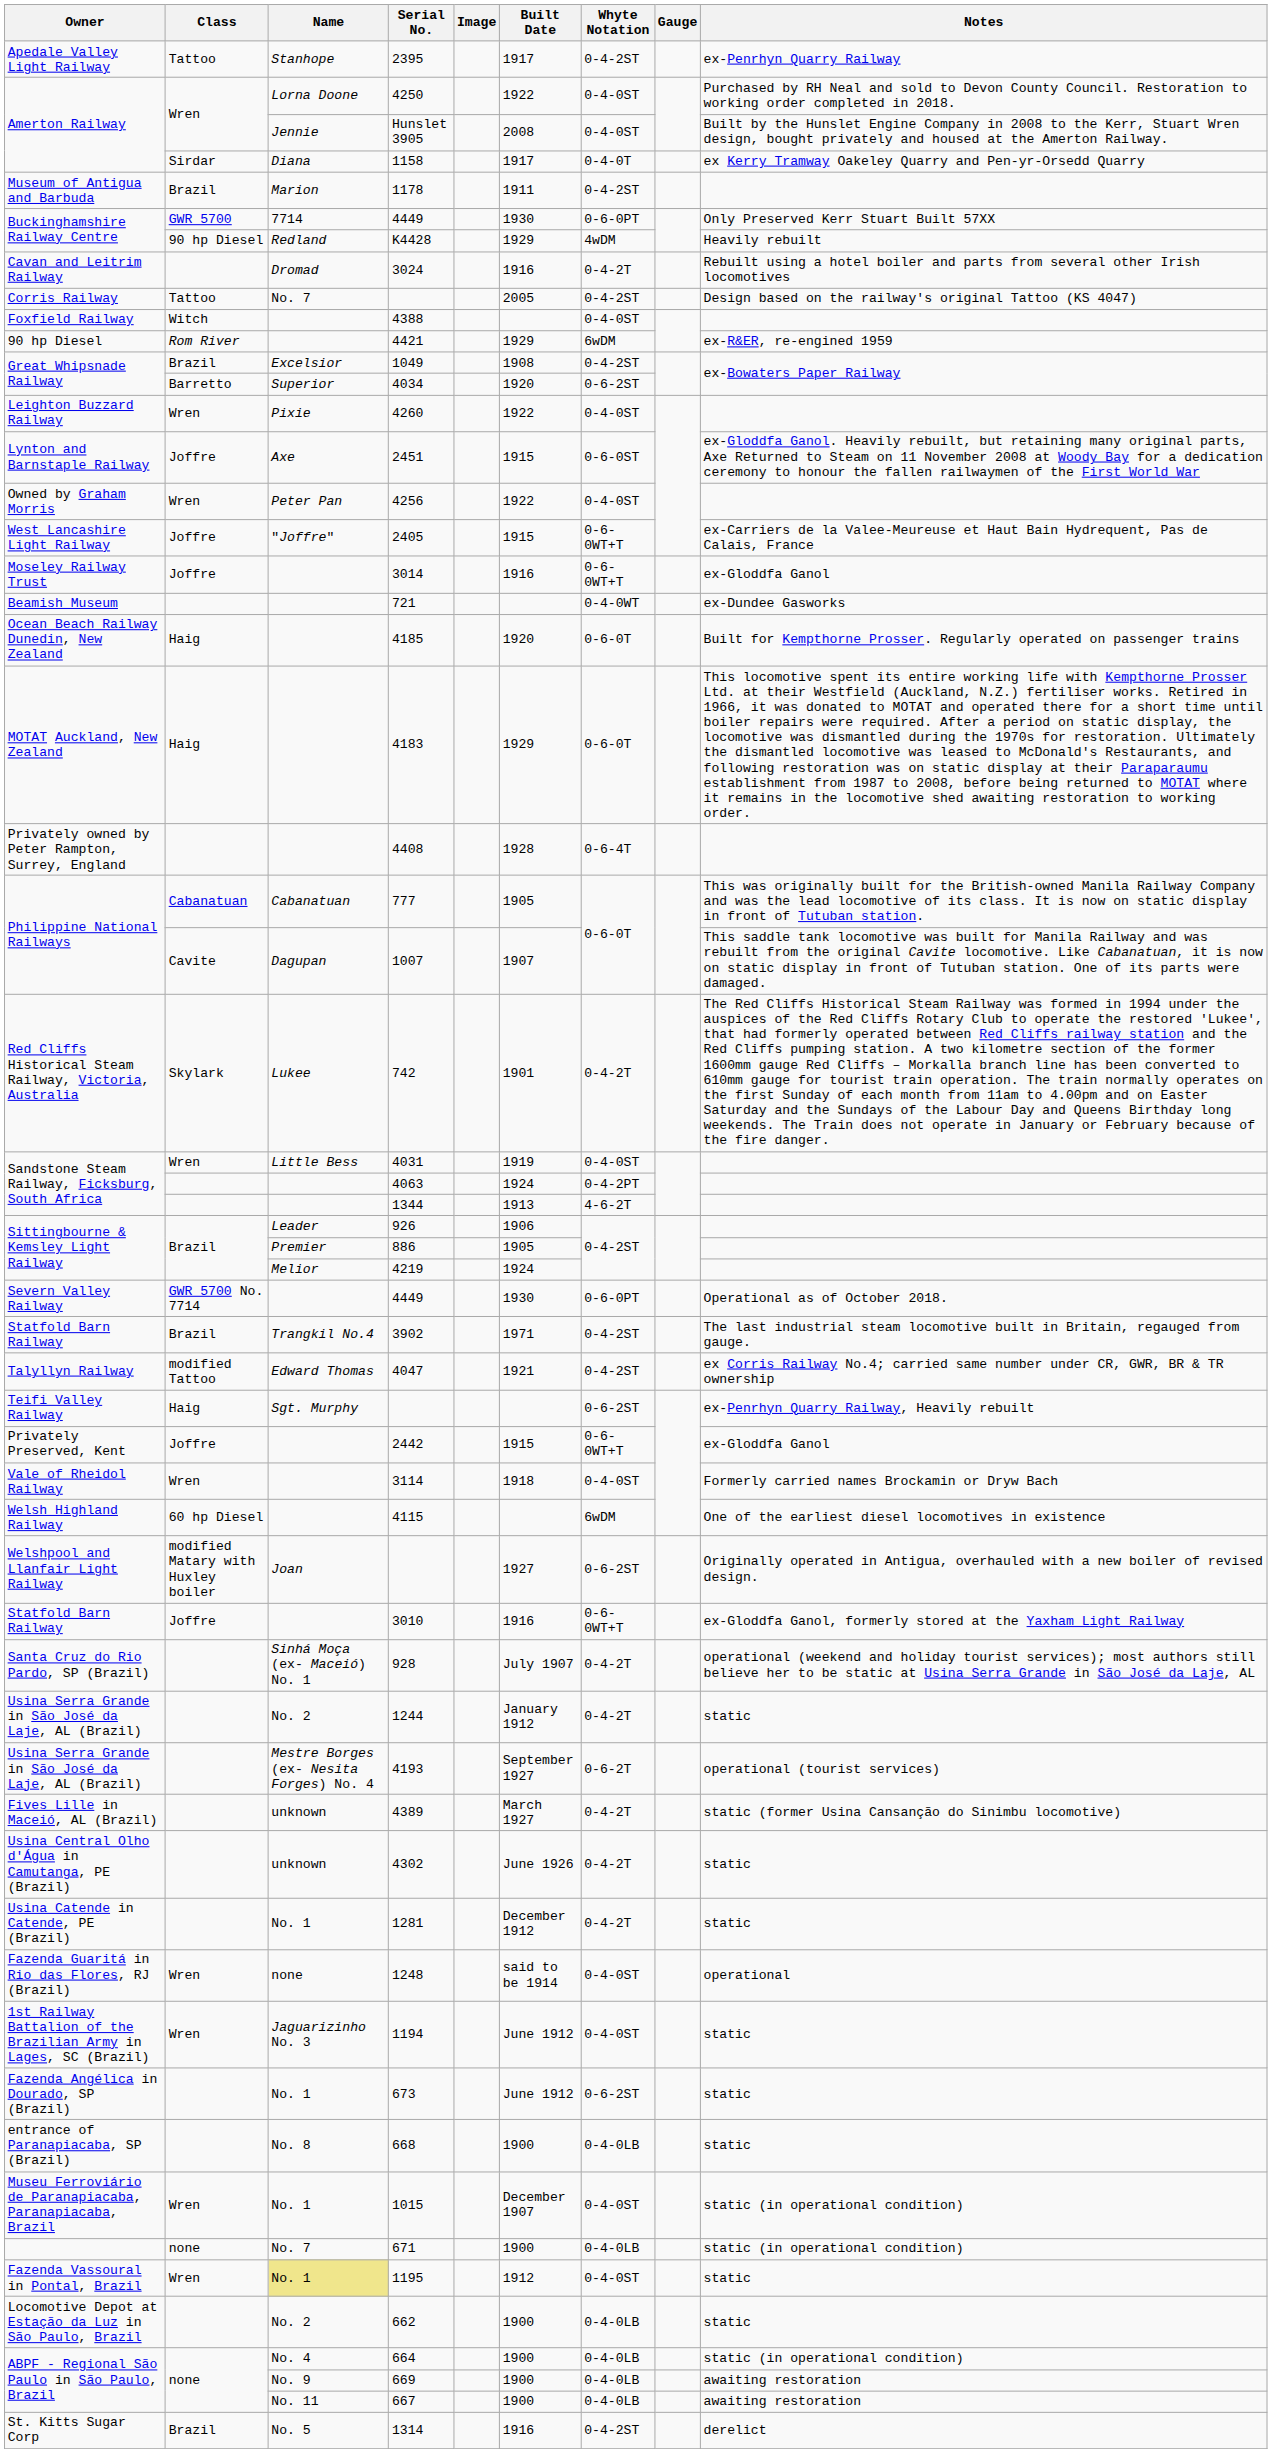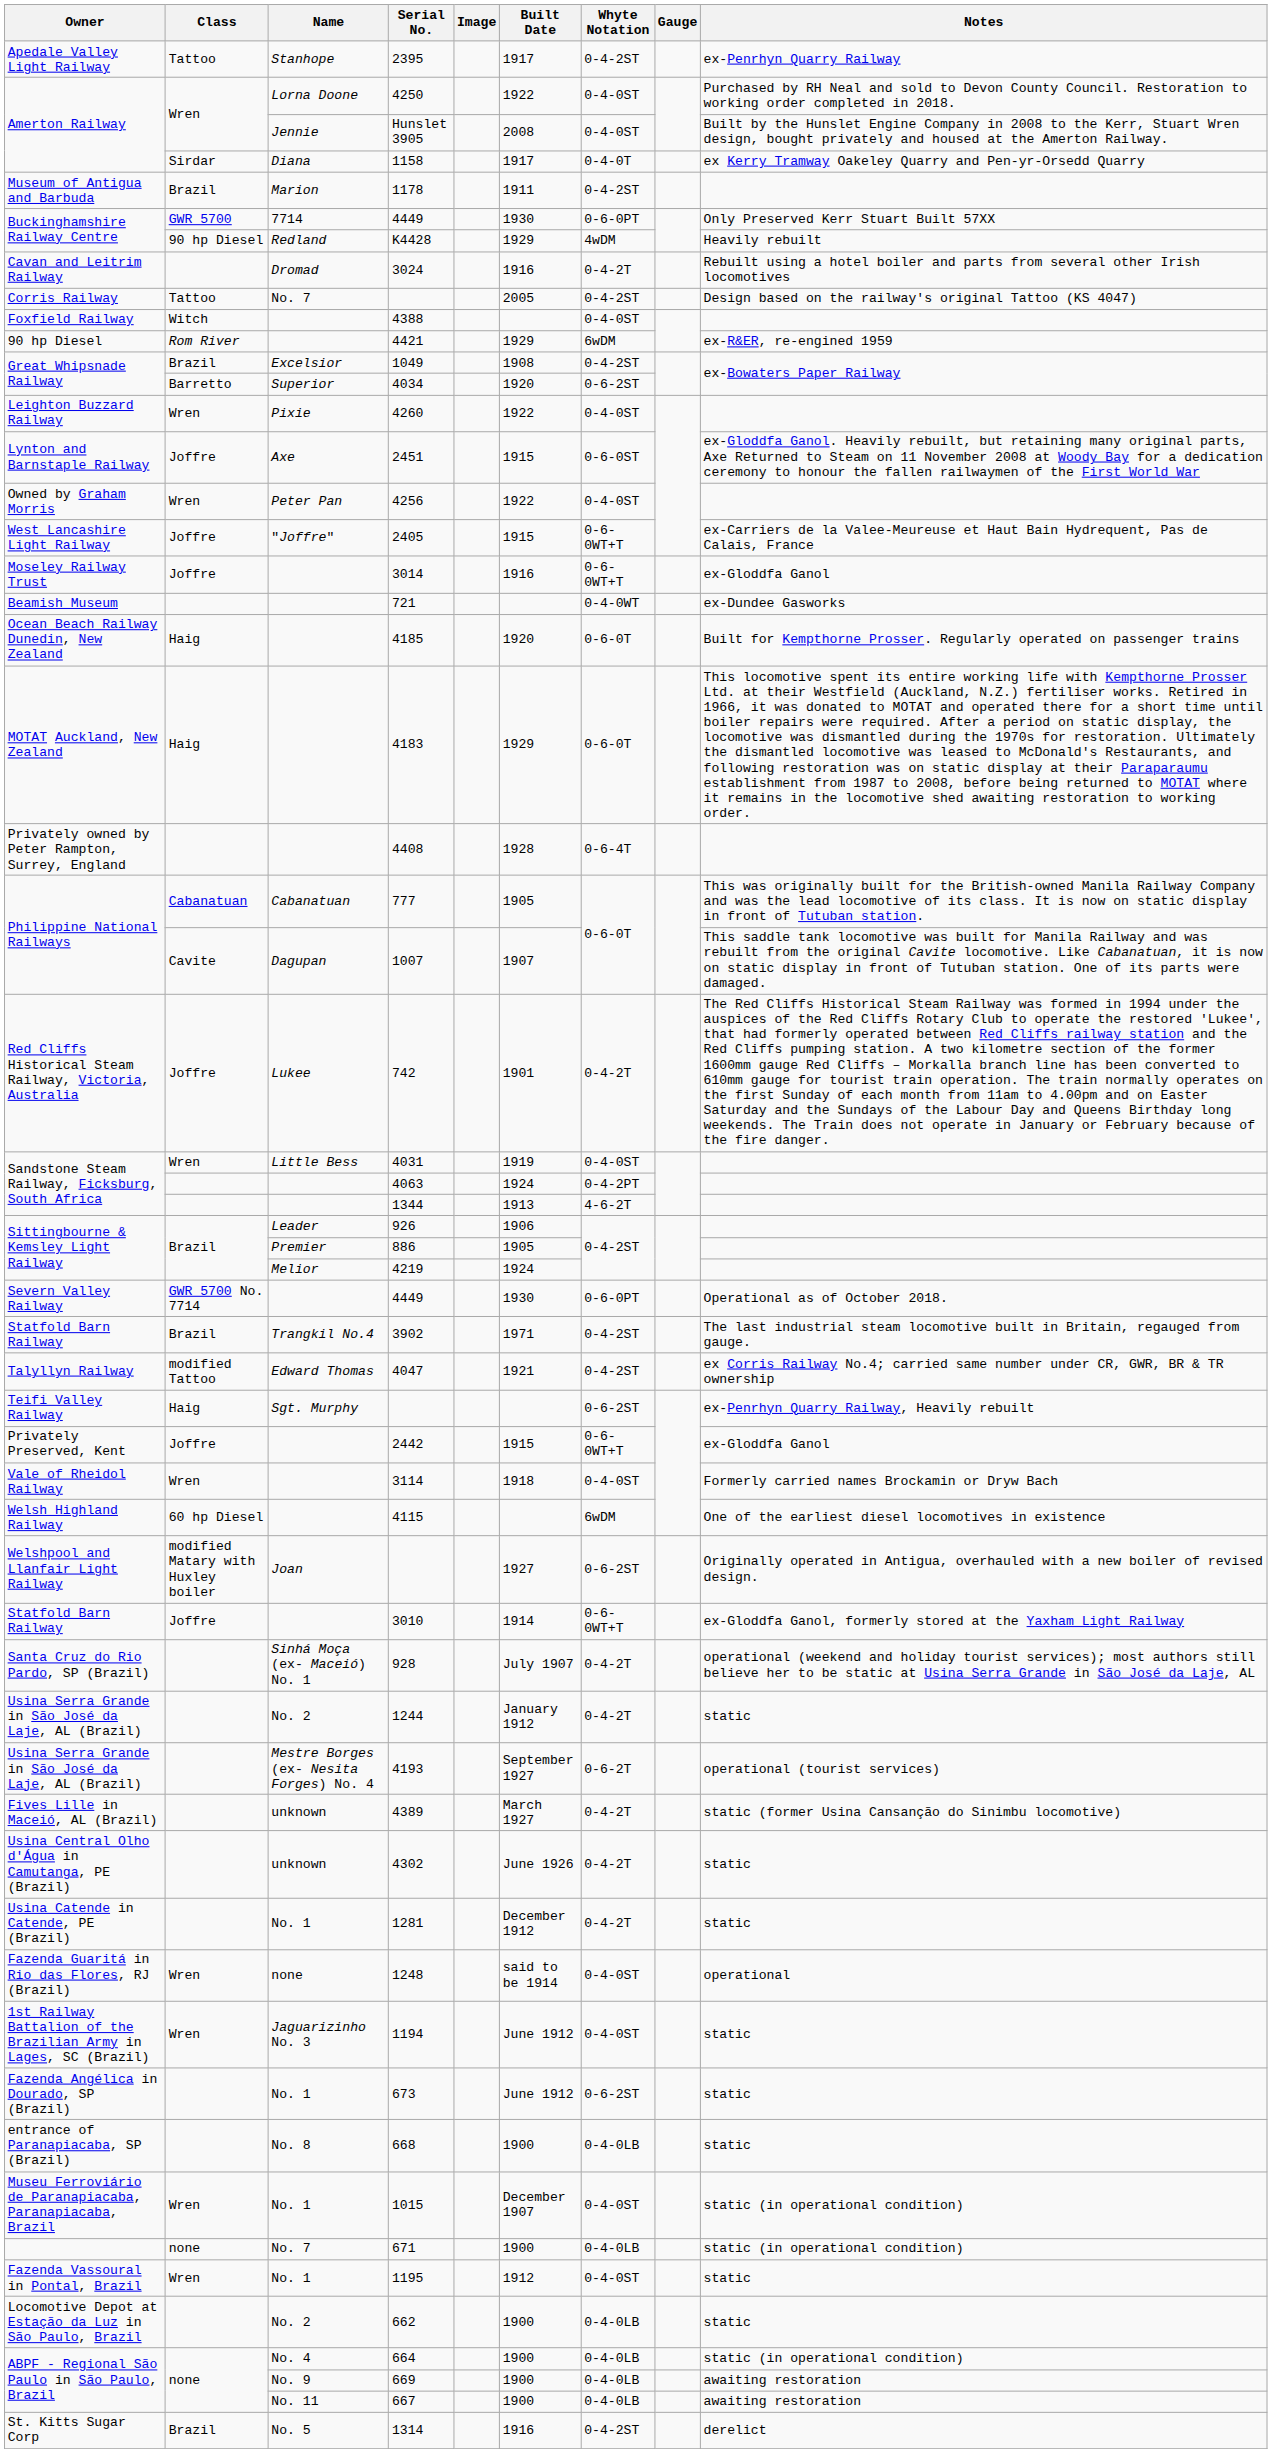(196, 1073) Skylark -> (192, 1073) Joffre
(518, 1621) 1916 -> (518, 1621) 1914
(291, 2278) khaki background -> (291, 2278) no background
